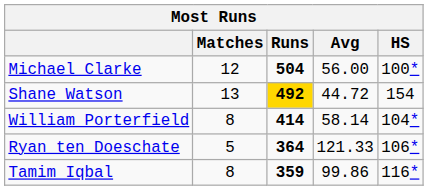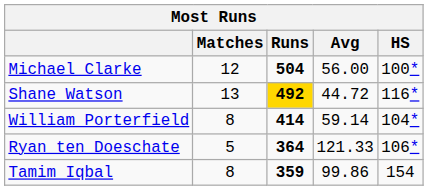(400, 95) 154 -> (400, 95) 116*
(345, 121) 58.14 -> (345, 121) 59.14
(400, 173) 116* -> (400, 173) 154
